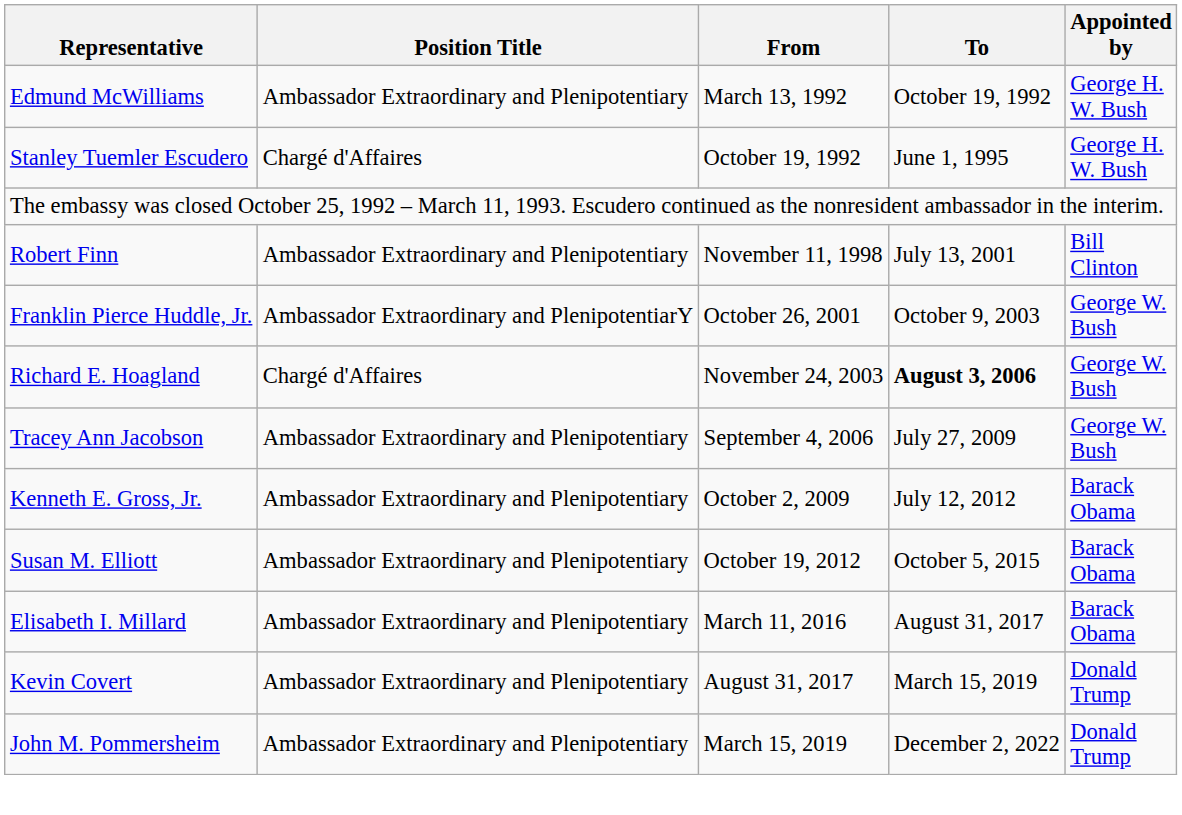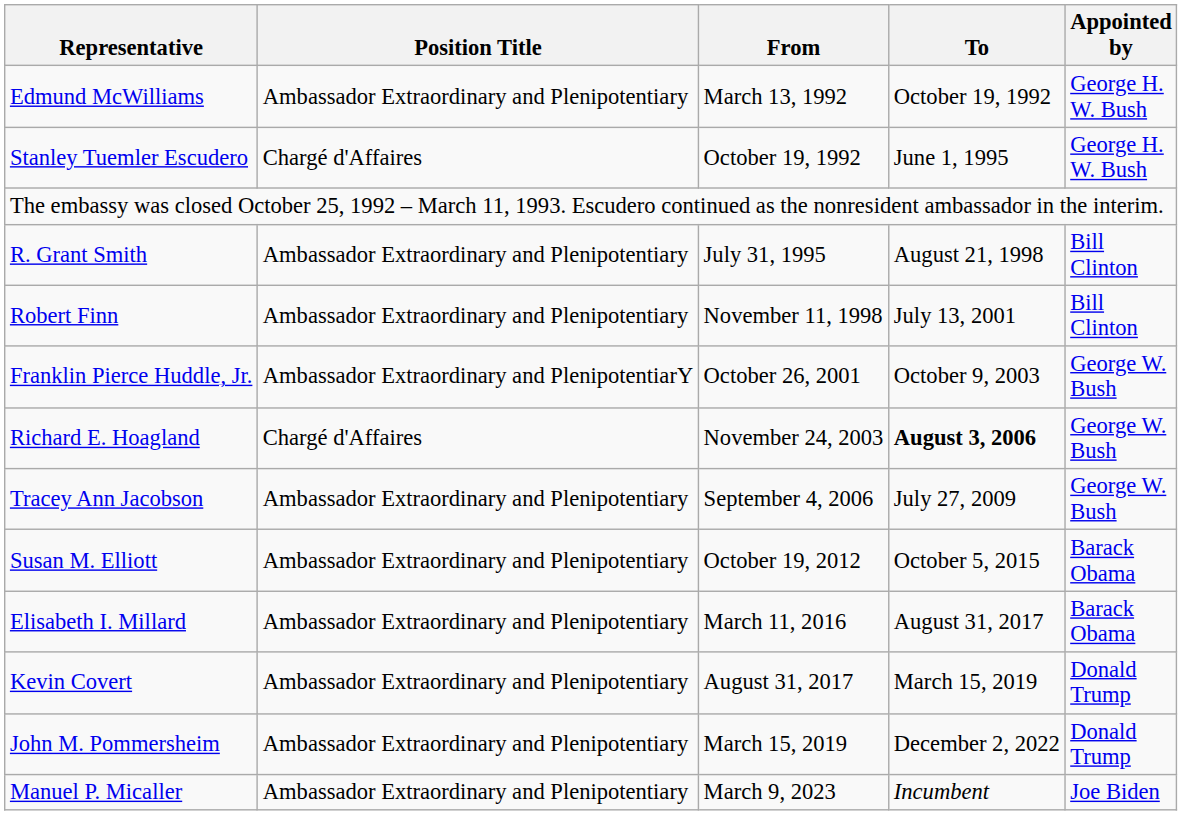+ row: (79, 254)
- row: (106, 498)
+ row: (96, 792)
